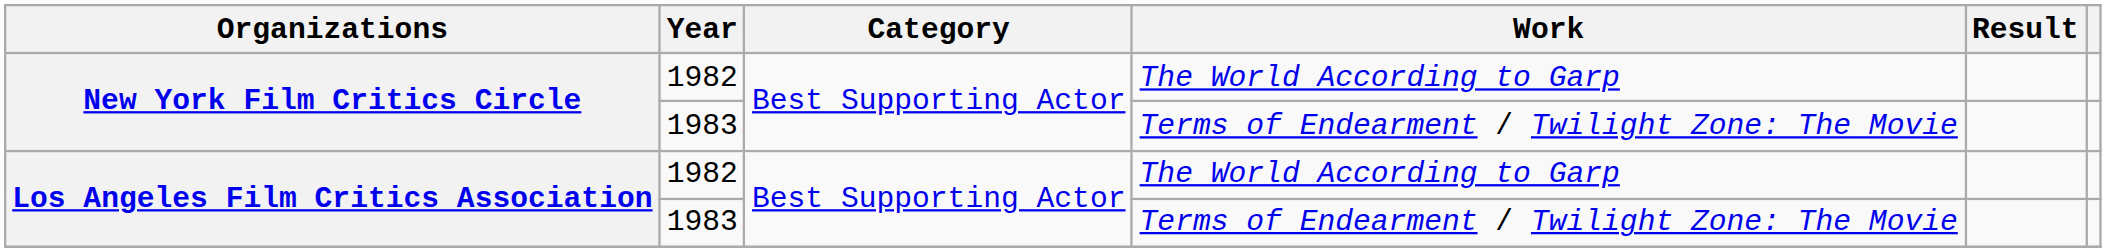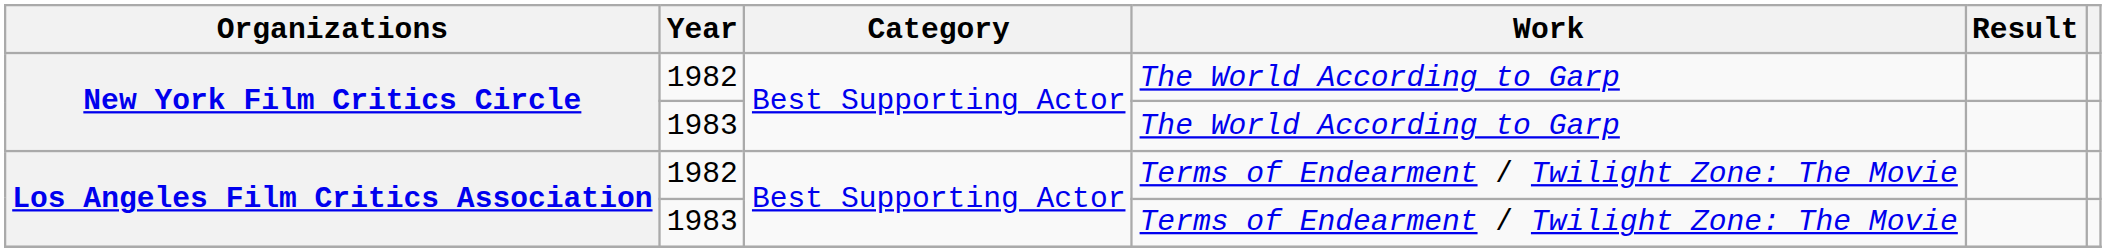(1549, 126) Terms of Endearment / Twilight Zone: The Movie -> (1380, 126) The World According to Garp
(1380, 174) The World According to Garp -> (1549, 174) Terms of Endearment / Twilight Zone: The Movie
